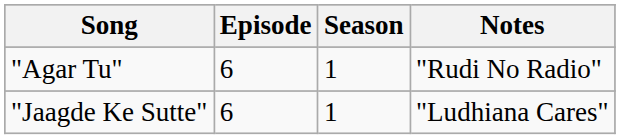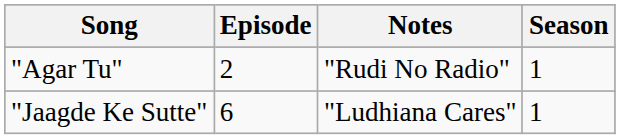columns swapped: (364, 25) <-> (512, 25)
(227, 68) 6 -> (227, 68) 2
